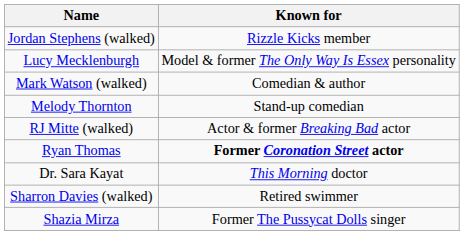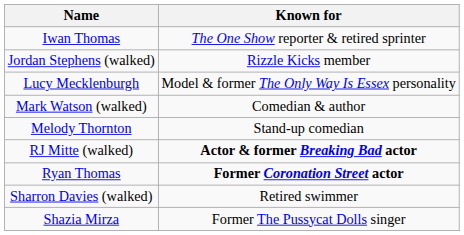+ row: (81, 38)
(309, 128) normal -> (309, 151) bold
- row: (81, 173)
